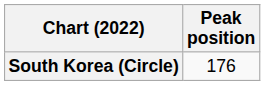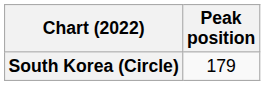(221, 66) 176 -> (221, 66) 179
